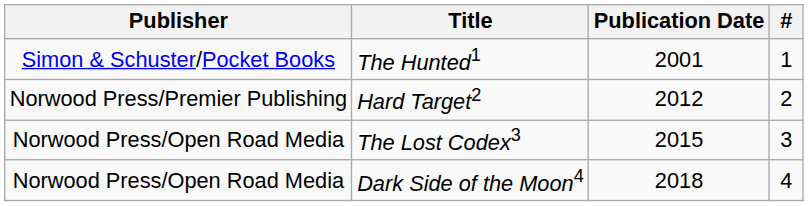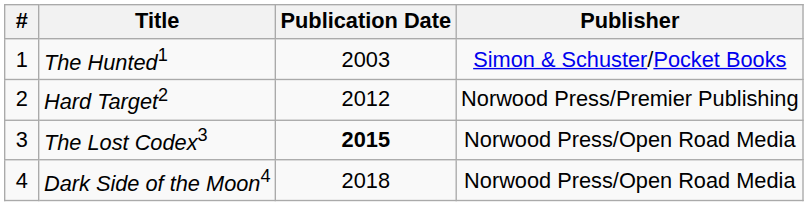columns swapped: (786, 21) <-> (178, 21)
(679, 59) 2001 -> (366, 59) 2003
(679, 139) normal -> (366, 139) bold
